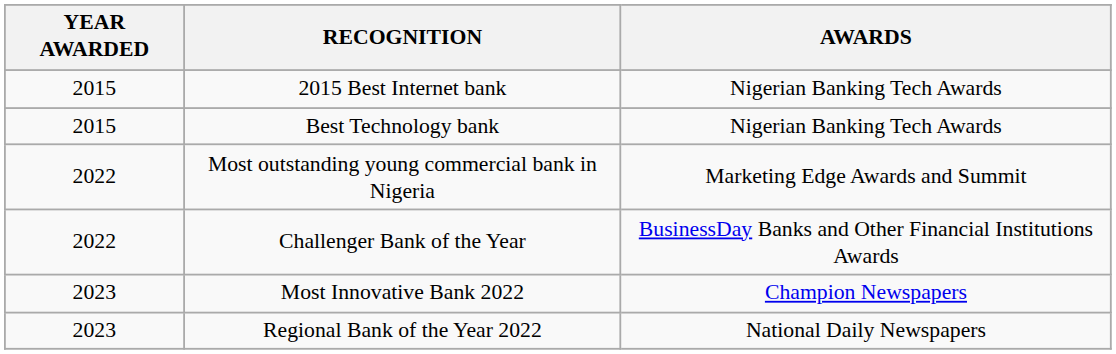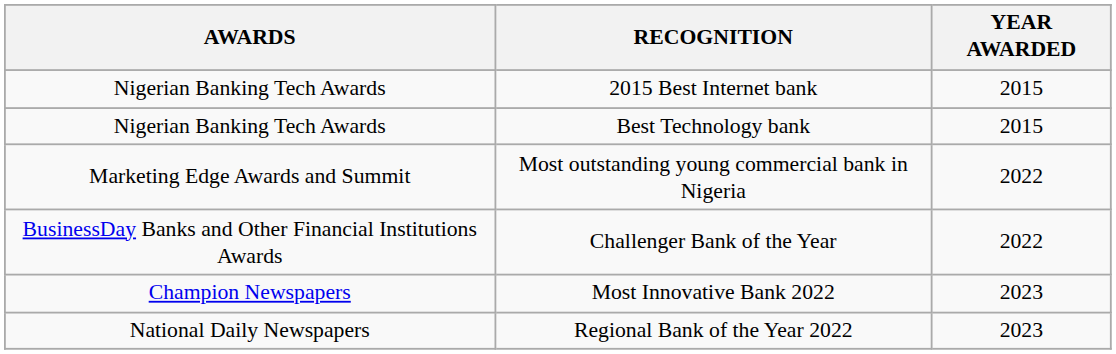columns swapped: (94, 36) <-> (866, 36)
